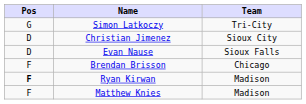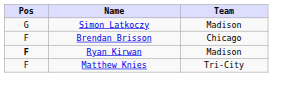(252, 25) Tri-City -> (224, 25) Madison
- row: (128, 38)
- row: (128, 52)
(252, 92) Madison -> (224, 65) Tri-City
